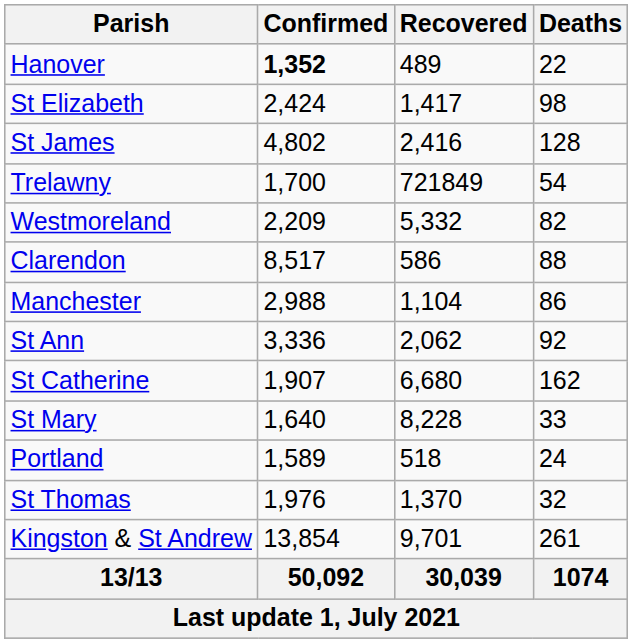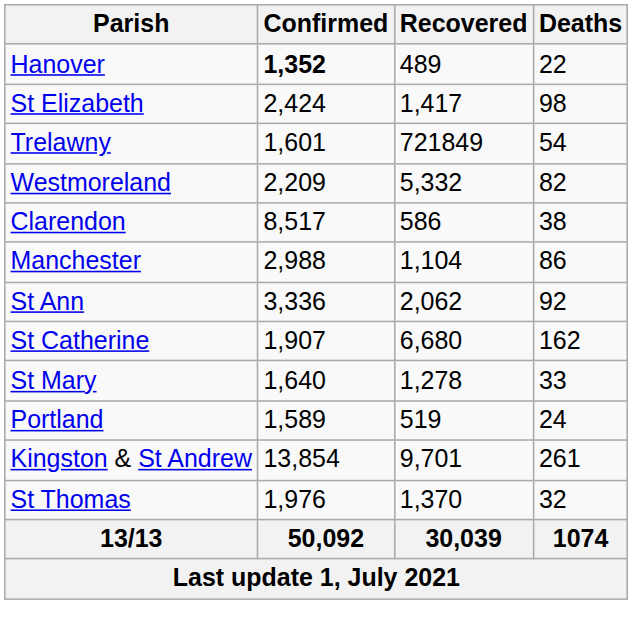- row: (63, 143)
(295, 182) 1,700 -> (295, 143) 1,601
(553, 261) 88 -> (553, 222) 38
(431, 420) 8,228 -> (431, 380) 1,278
(421, 459) 518 -> (421, 420) 519
rows swapped: (131, 538) <-> (71, 499)
